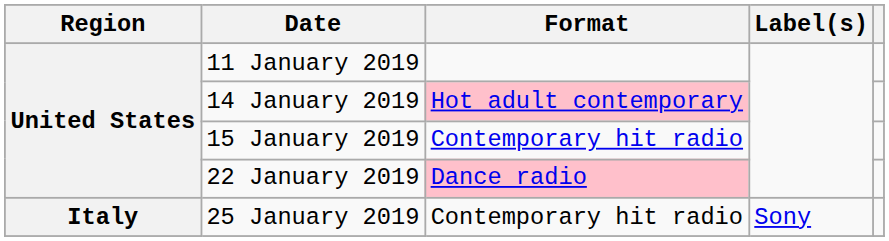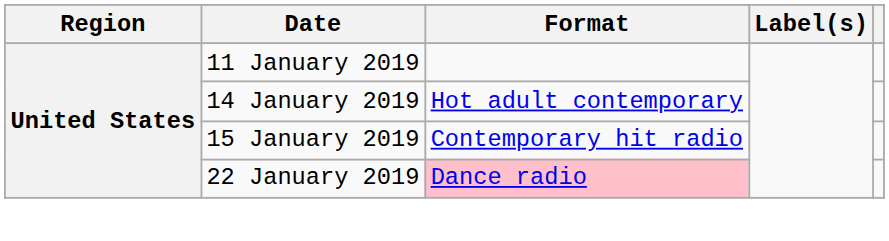(587, 101) pink background -> (587, 101) no background
- row: (313, 217)
